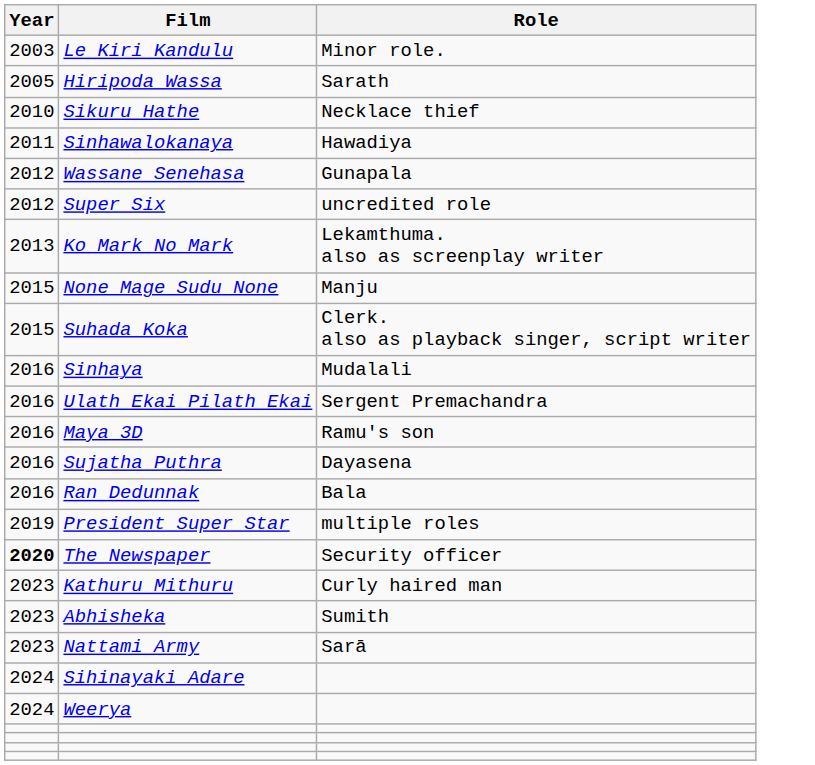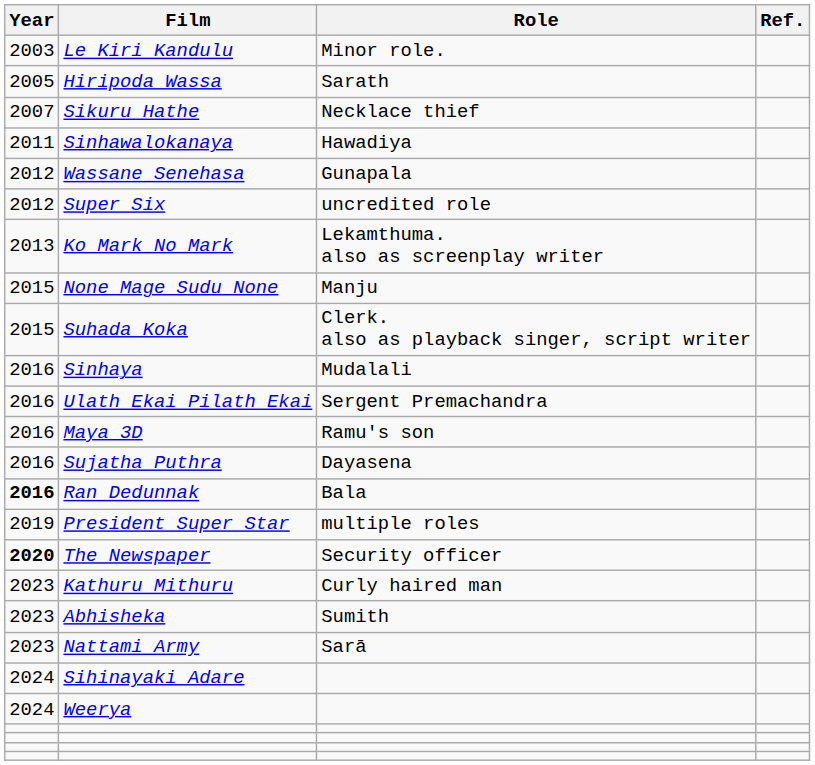+ column: (783, 20)
(32, 112) 2010 -> (32, 112) 2007
(32, 494) normal -> (32, 494) bold
